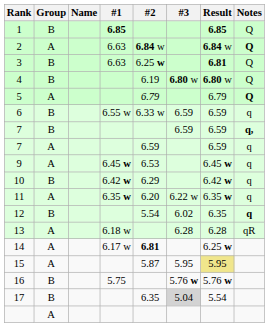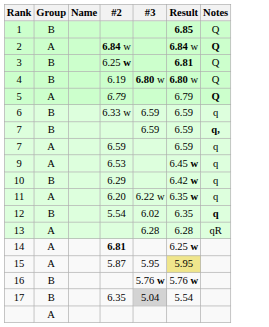- column: (117, 12)
